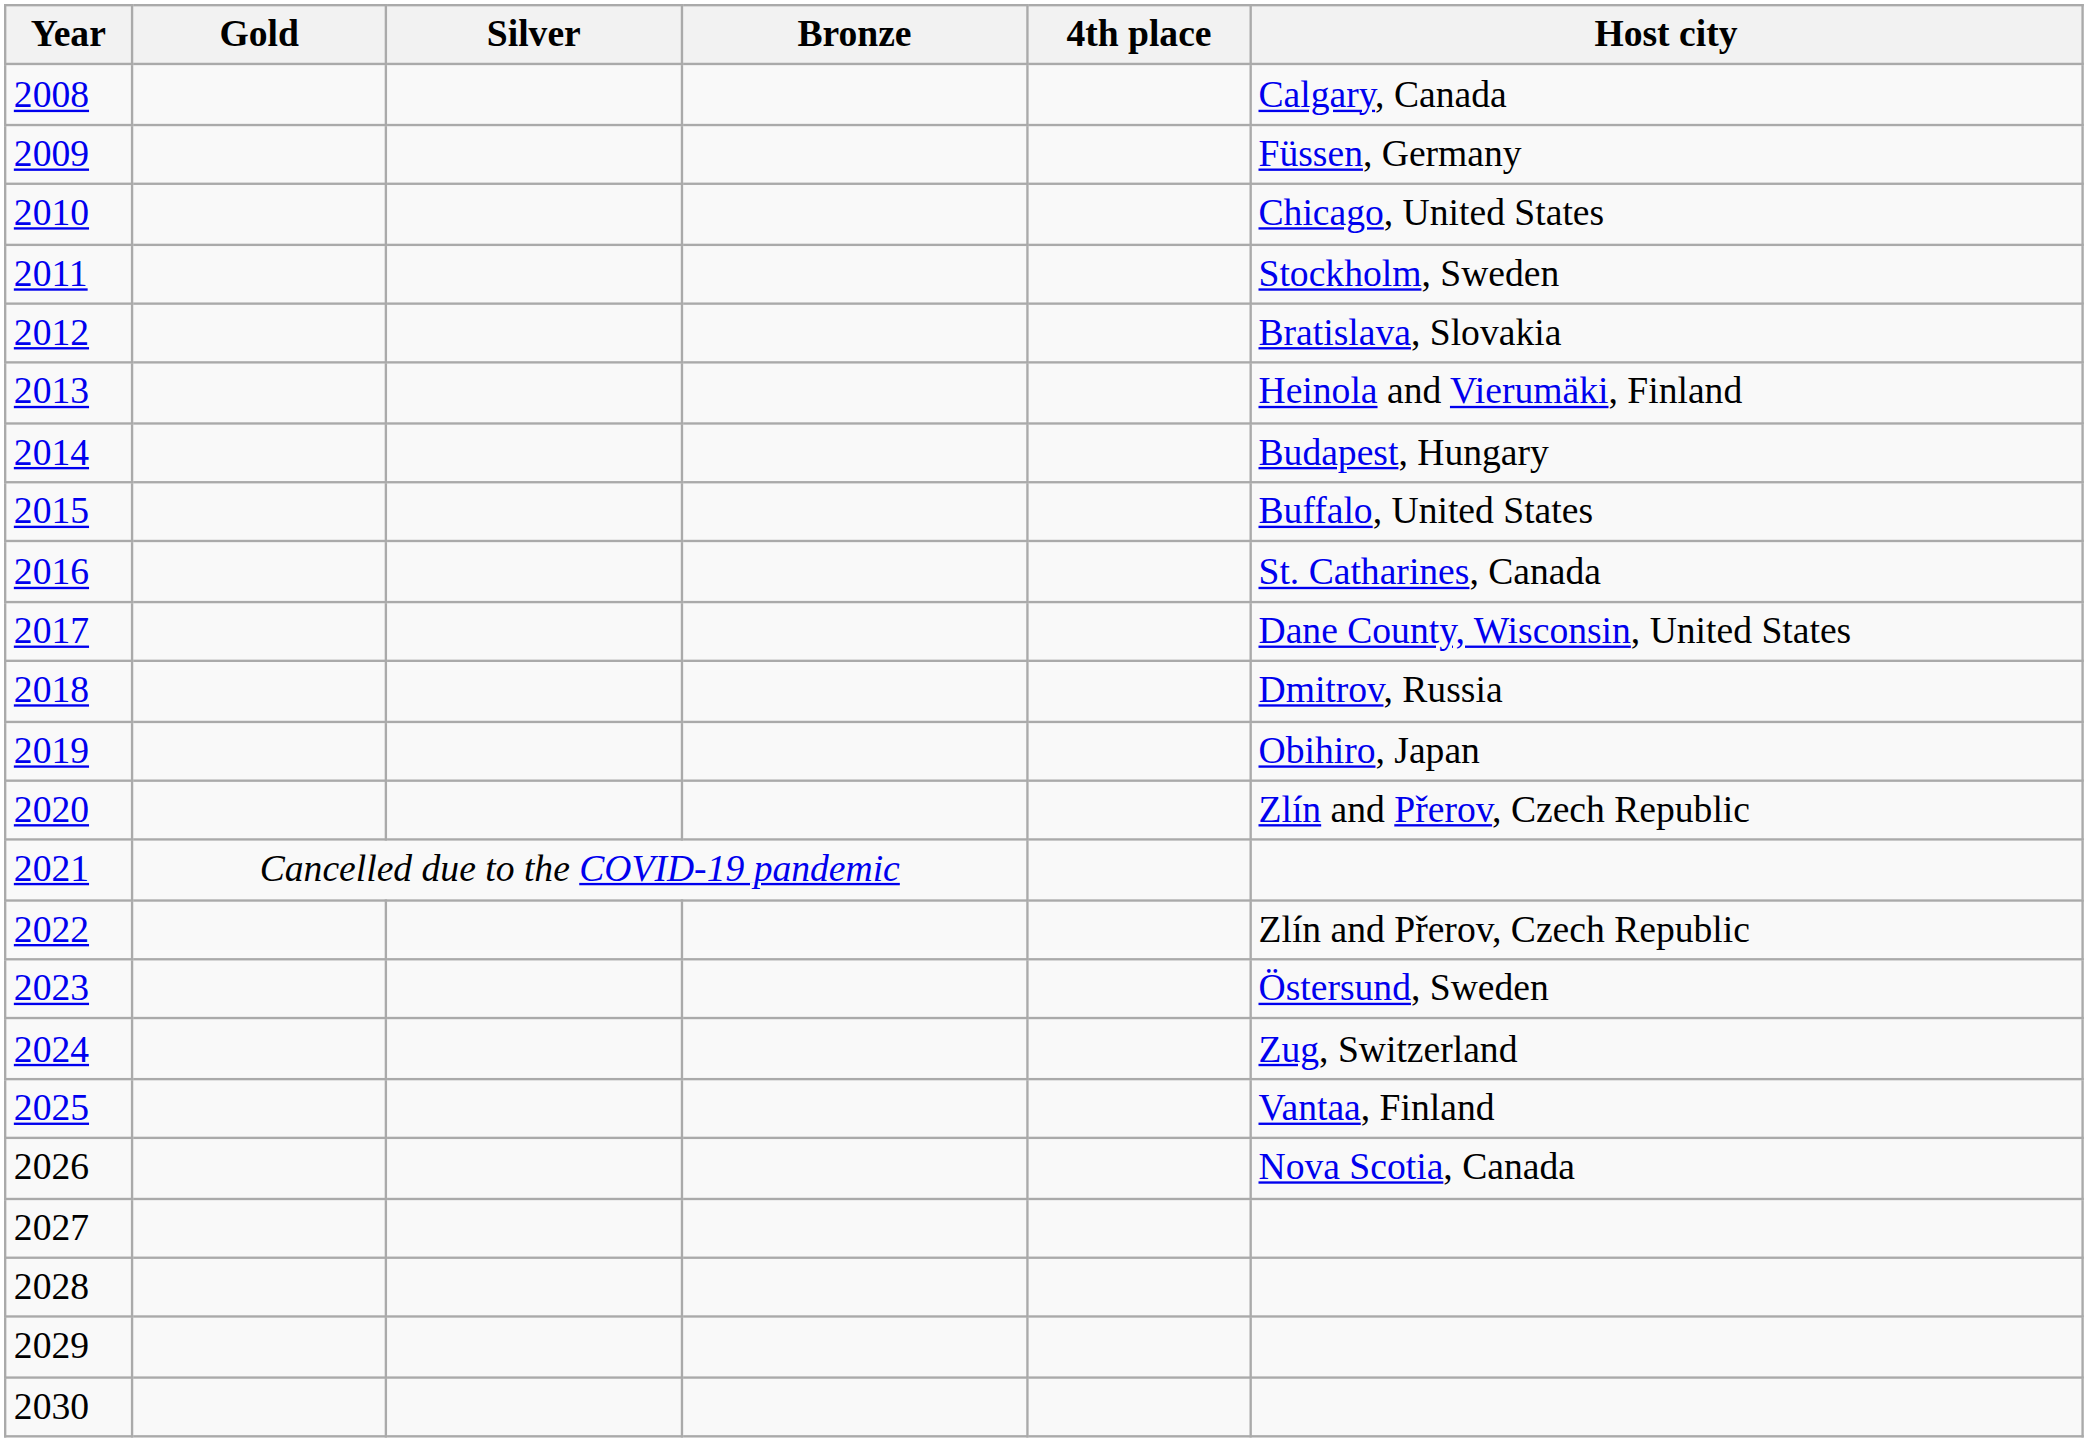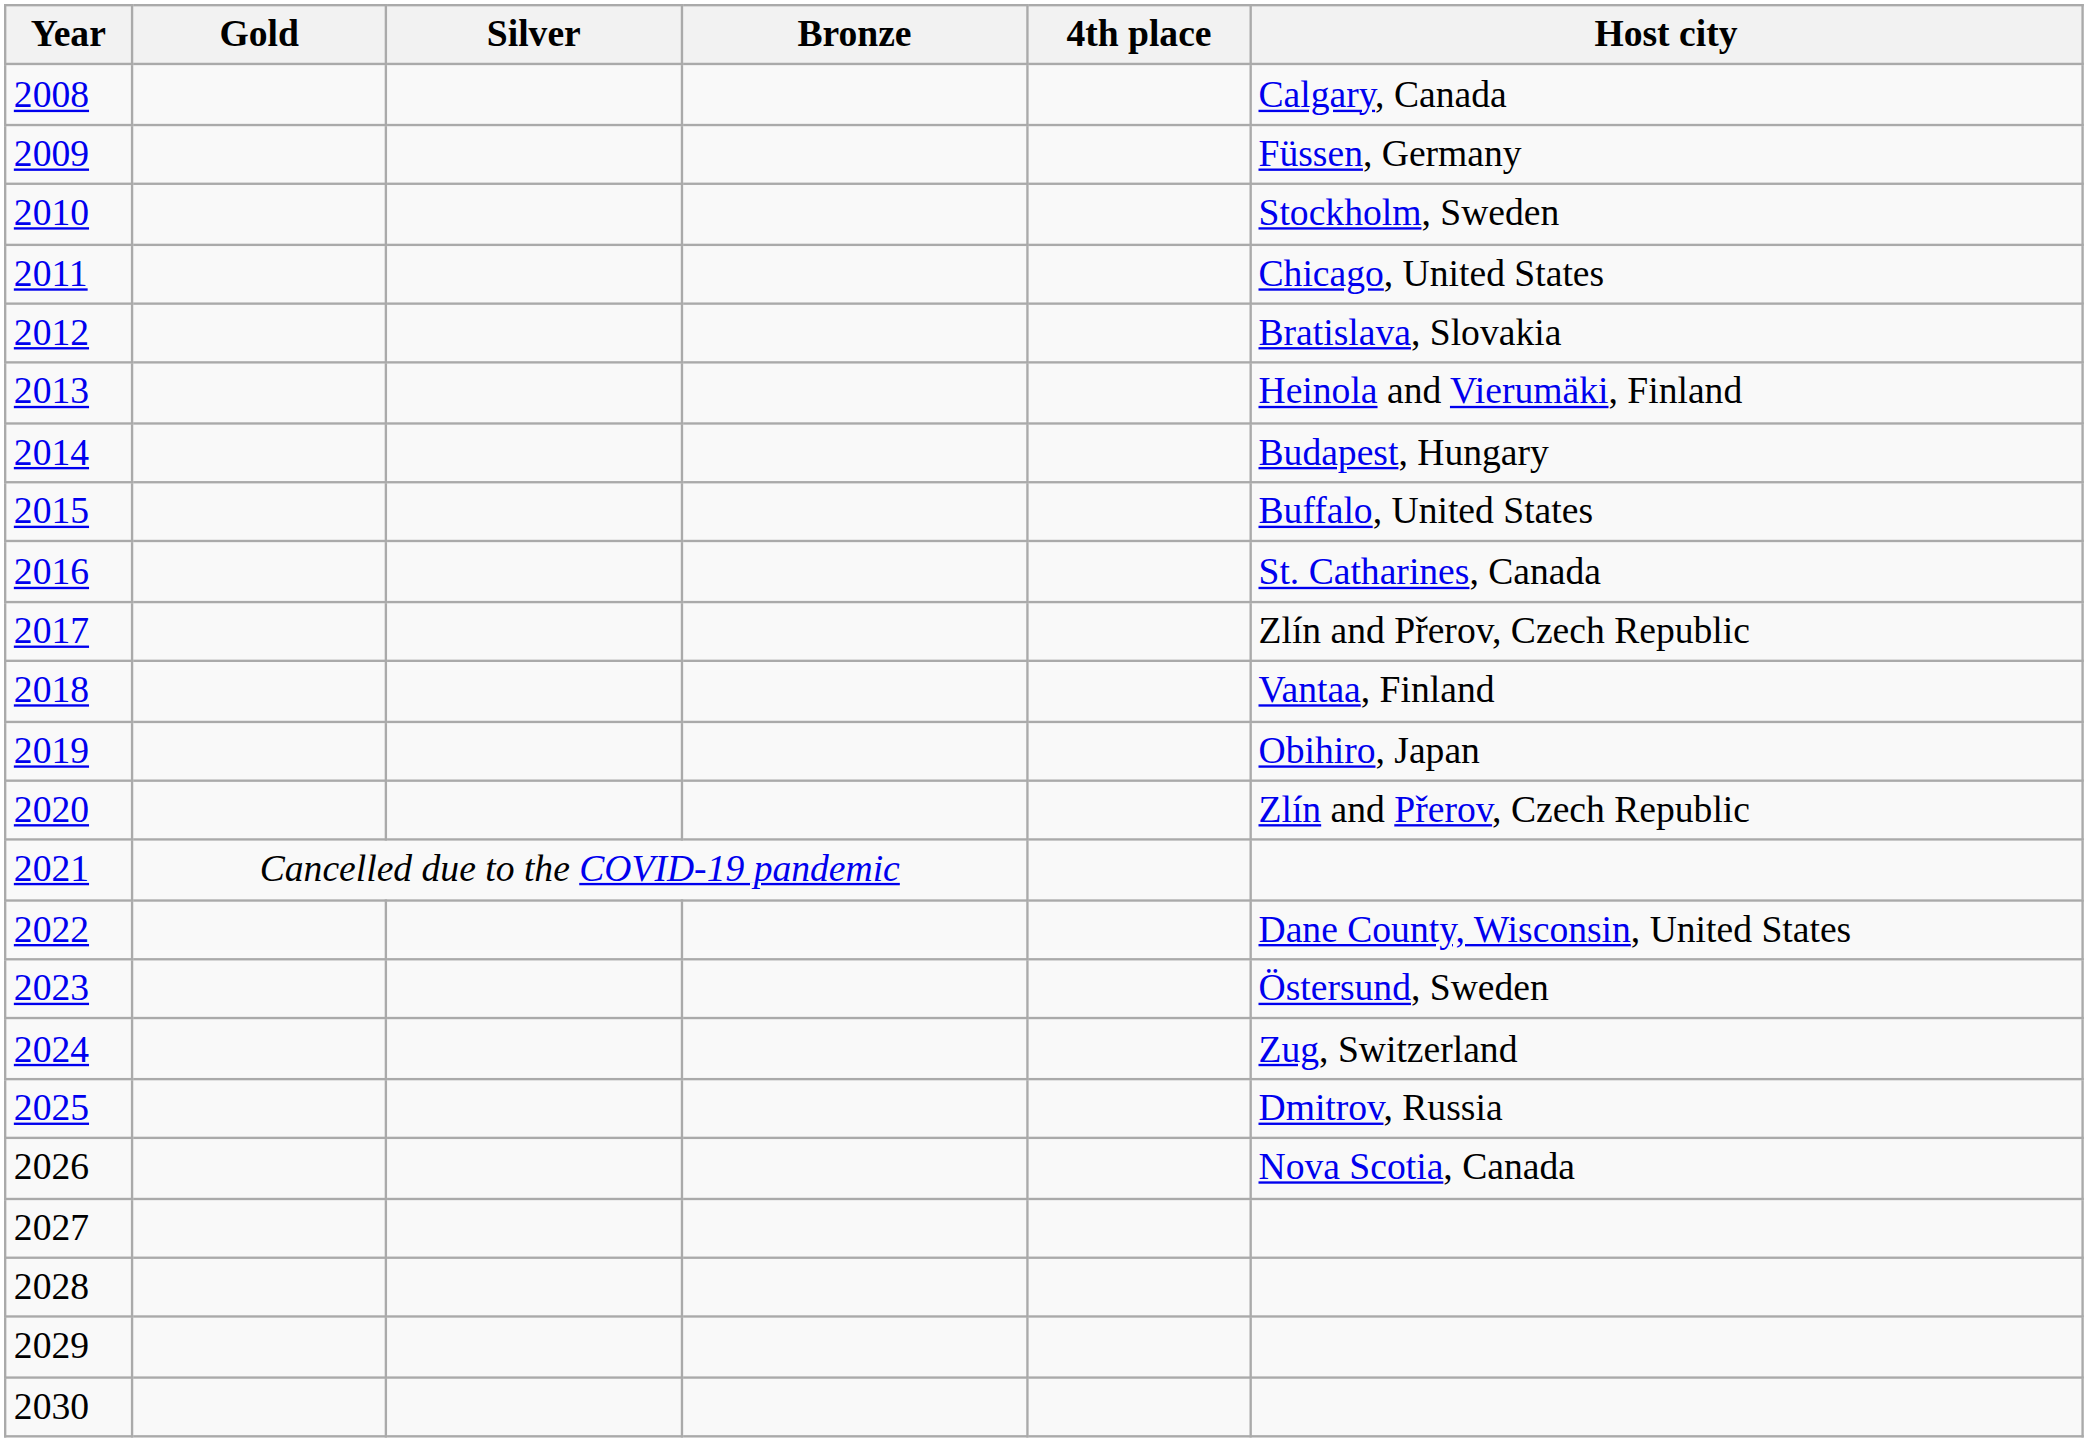(1431, 213) Chicago, United States -> (1409, 213) Stockholm, Sweden
(1409, 272) Stockholm, Sweden -> (1431, 272) Chicago, United States
(1555, 630) Dane County, Wisconsin, United States -> (1504, 630) Zlín and Přerov, Czech Republic
(1381, 690) Dmitrov, Russia -> (1376, 690) Vantaa, Finland
(1504, 928) Zlín and Přerov, Czech Republic -> (1555, 928) Dane County, Wisconsin, United States
(1376, 1107) Vantaa, Finland -> (1381, 1107) Dmitrov, Russia
